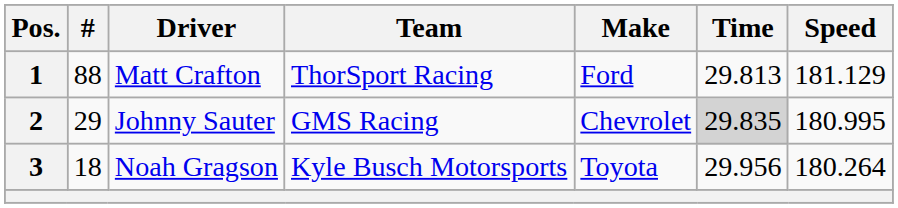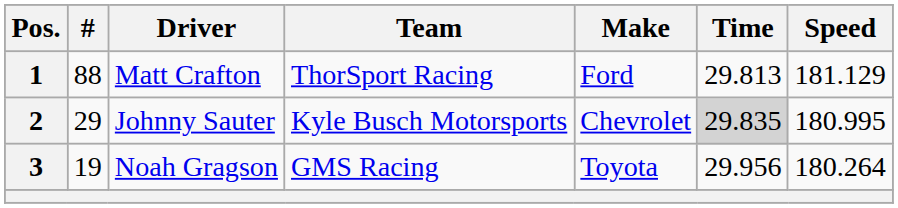(365, 120) GMS Racing -> (429, 120) Kyle Busch Motorsports
(88, 166) 18 -> (88, 166) 19
(429, 166) Kyle Busch Motorsports -> (365, 166) GMS Racing
